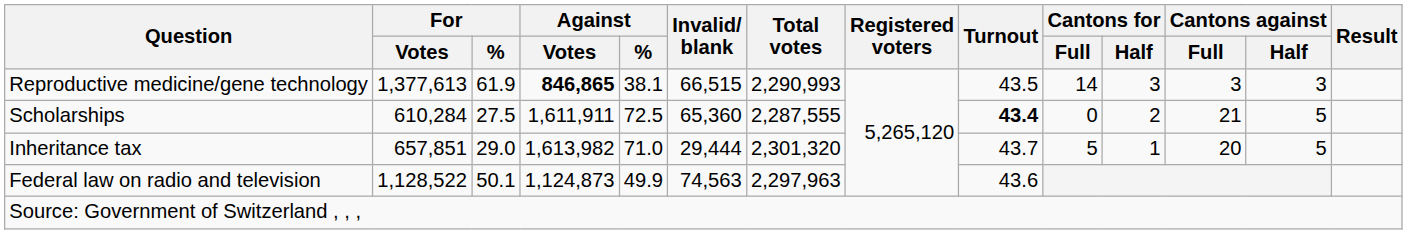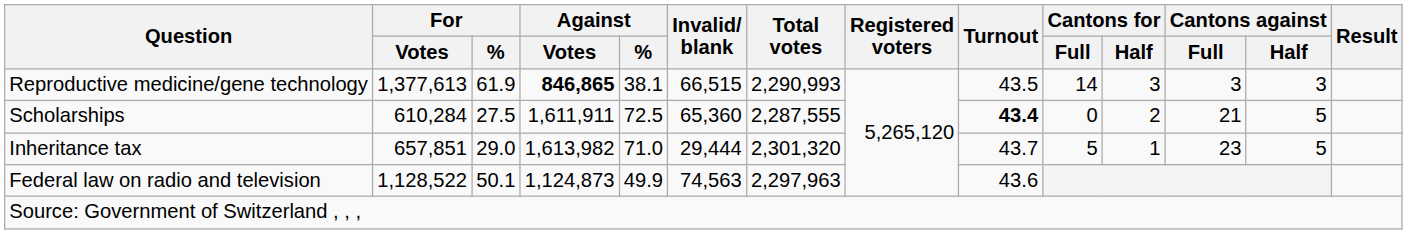(1230, 148) 20 -> (1230, 148) 23
